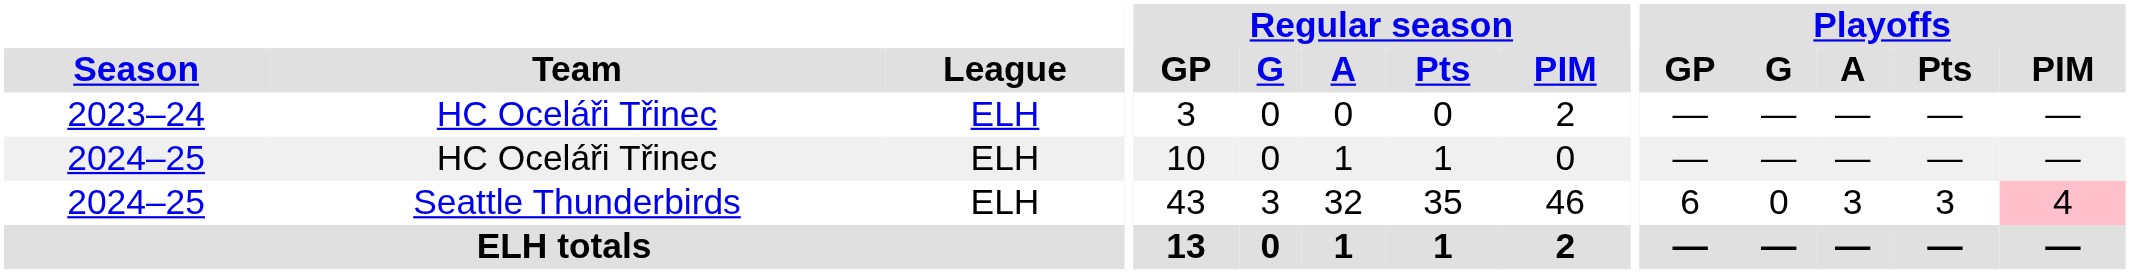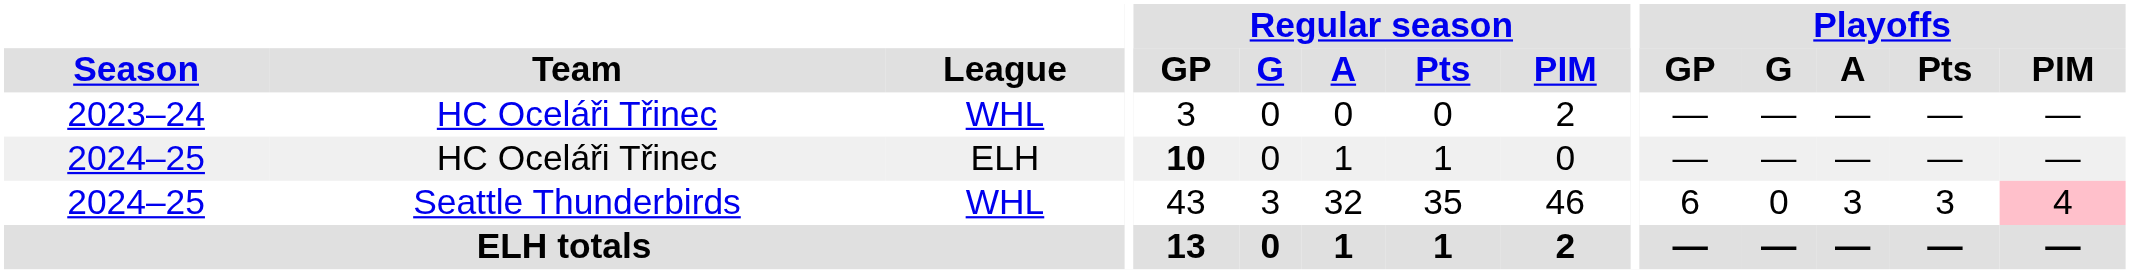(1005, 113) ELH -> (1005, 113) WHL
(1186, 158) normal -> (1186, 158) bold
(1005, 202) ELH -> (1005, 202) WHL
